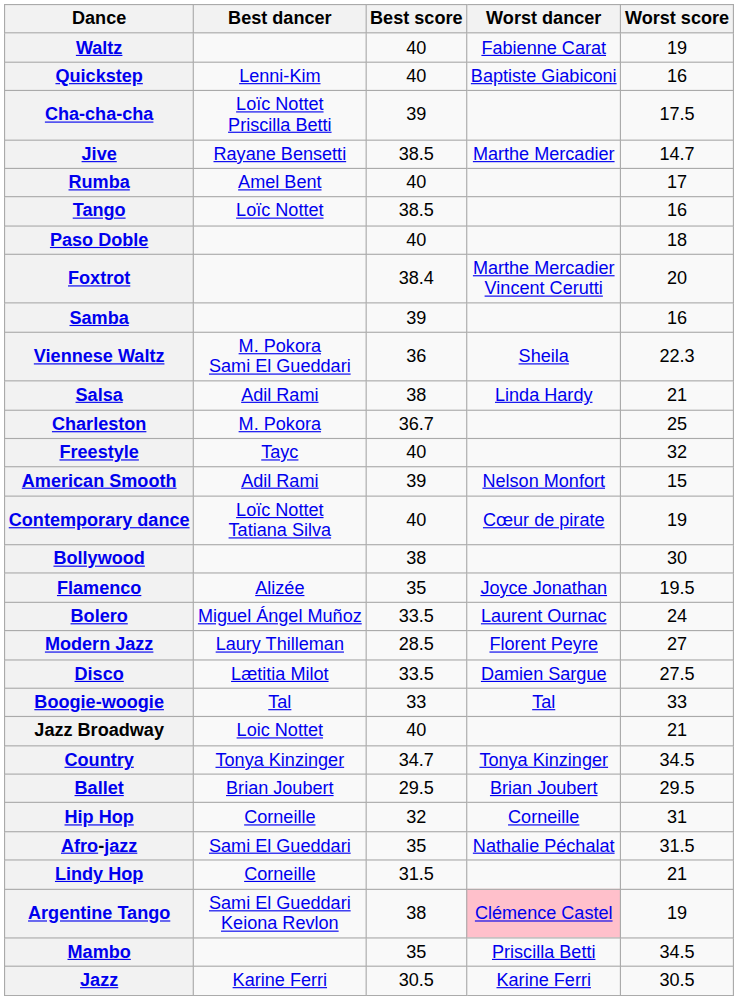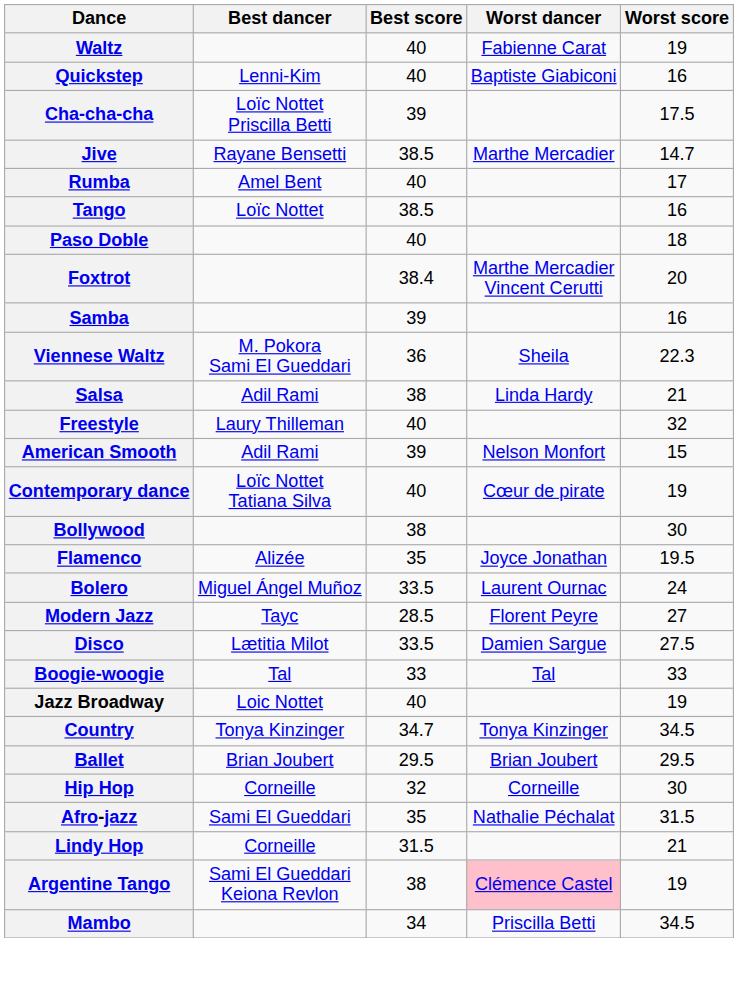- row: (99, 423)
(280, 452) Tayc -> (280, 423) Laury Thilleman
(280, 644) Laury Thilleman -> (280, 616) Tayc
(677, 731) 21 -> (677, 702) 19
(677, 817) 31 -> (677, 788) 30
(416, 952) 35 -> (416, 923) 34
- row: (99, 980)
